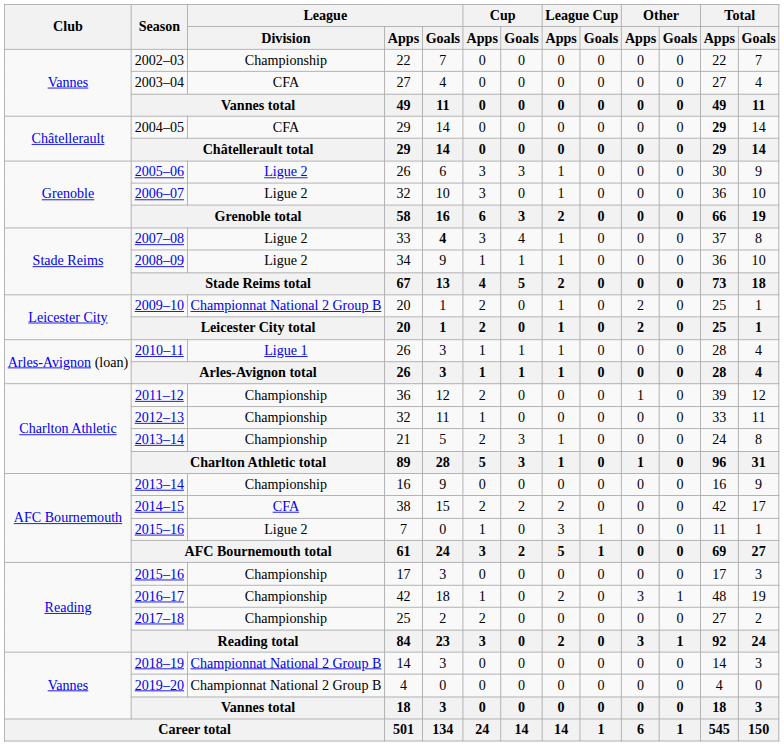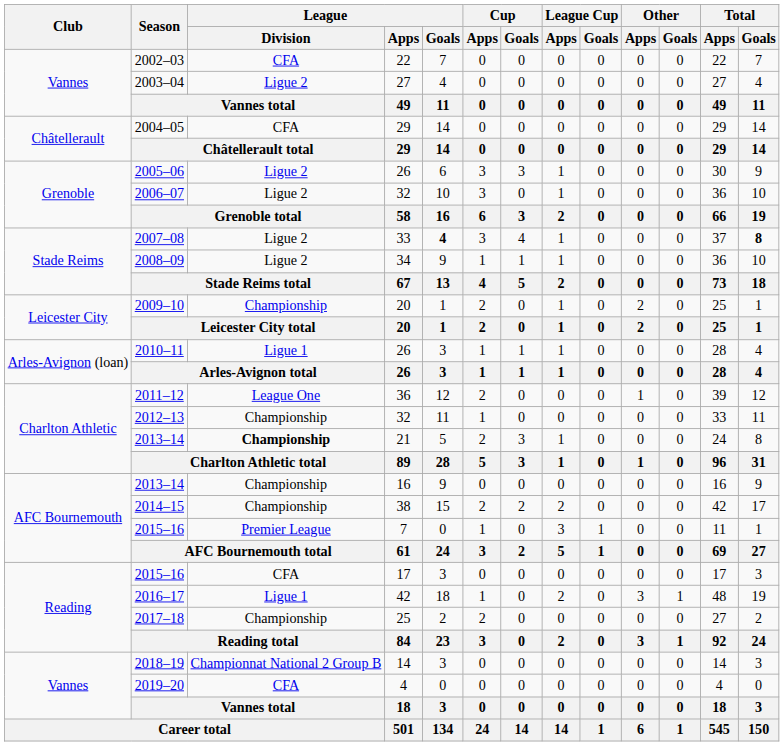(286, 60) Championship -> (286, 60) CFA
(286, 82) CFA -> (286, 82) Ligue 2
(719, 127) bold -> (719, 127) normal
(759, 238) normal -> (759, 238) bold
(286, 305) Championnat National 2 Group B -> (286, 305) Championship
(286, 395) Championship -> (286, 395) League One
(286, 439) normal -> (286, 439) bold
(286, 506) CFA -> (286, 506) Championship
(286, 529) Ligue 2 -> (286, 529) Premier League
(286, 573) Championship -> (286, 573) CFA
(286, 596) Championship -> (286, 596) Ligue 1
(286, 685) Championnat National 2 Group B -> (286, 685) CFA
